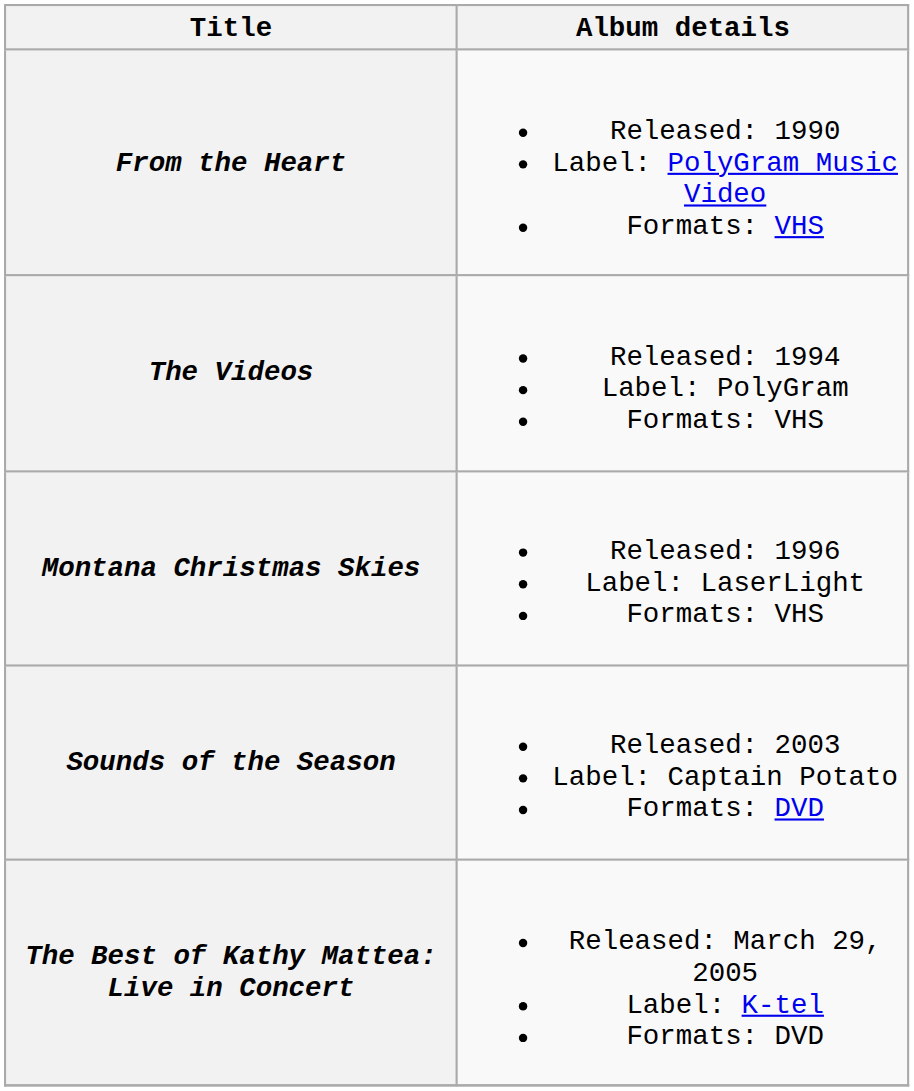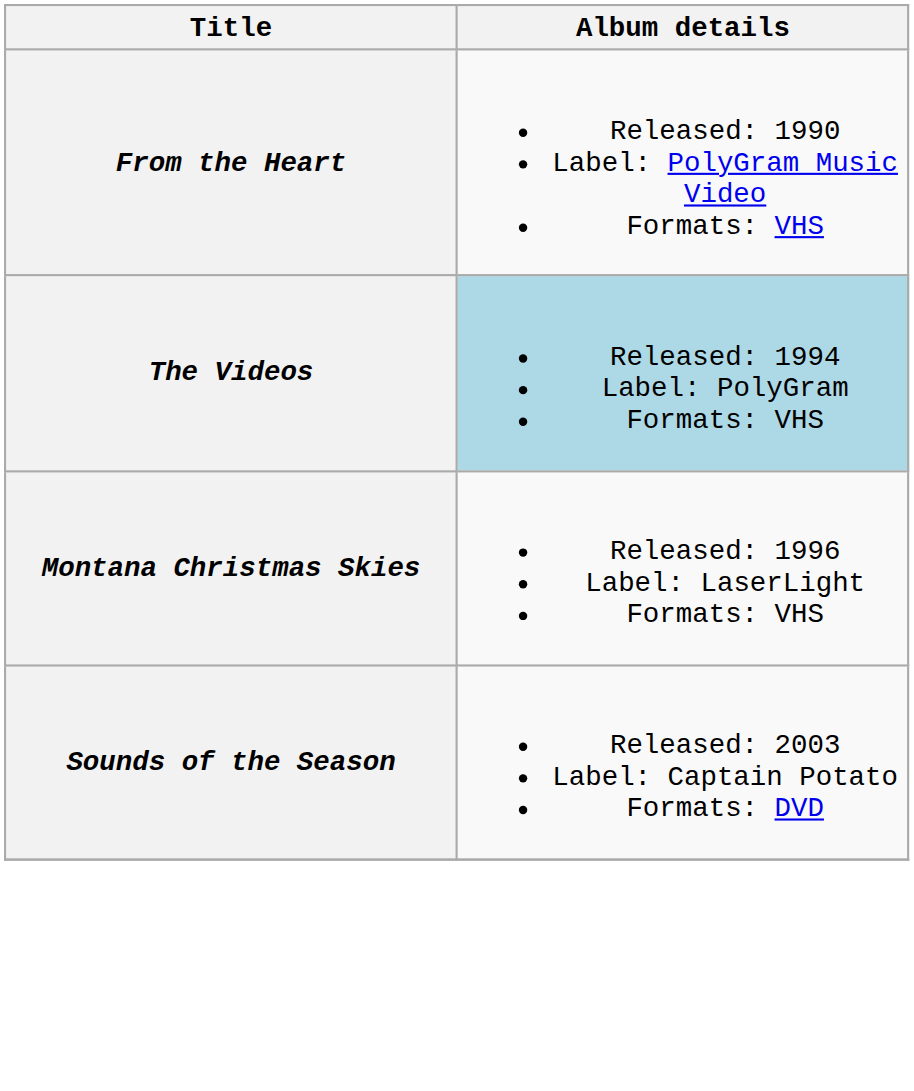(683, 389) no background -> (683, 389) lightblue background
- row: (231, 973)
